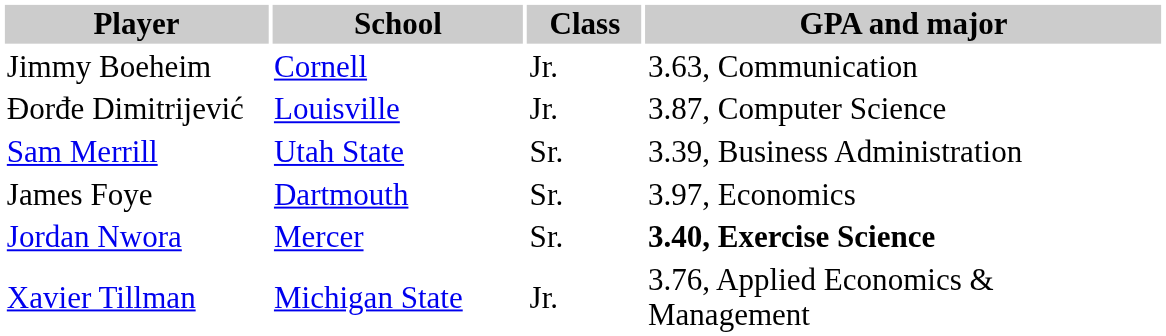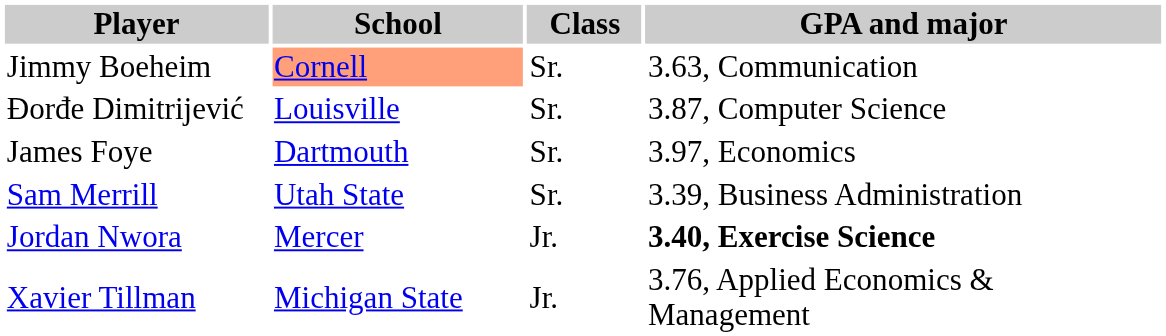(320, 66) no background -> (320, 66) lightsalmon background
(544, 66) Jr. -> (546, 66) Sr.
(544, 109) Jr. -> (546, 109) Sr.
rows swapped: (80, 194) <-> (82, 151)
(546, 237) Sr. -> (544, 237) Jr.
